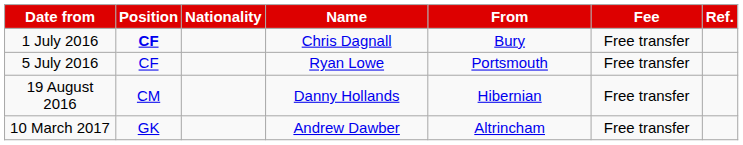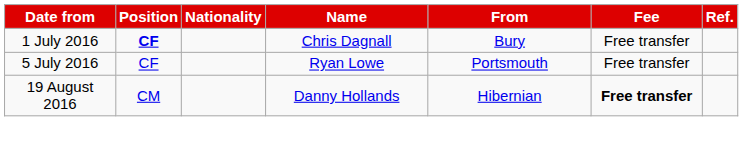(647, 96) normal -> (647, 96) bold
- row: (60, 128)
